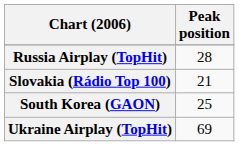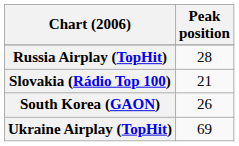(204, 104) 25 -> (204, 104) 26
